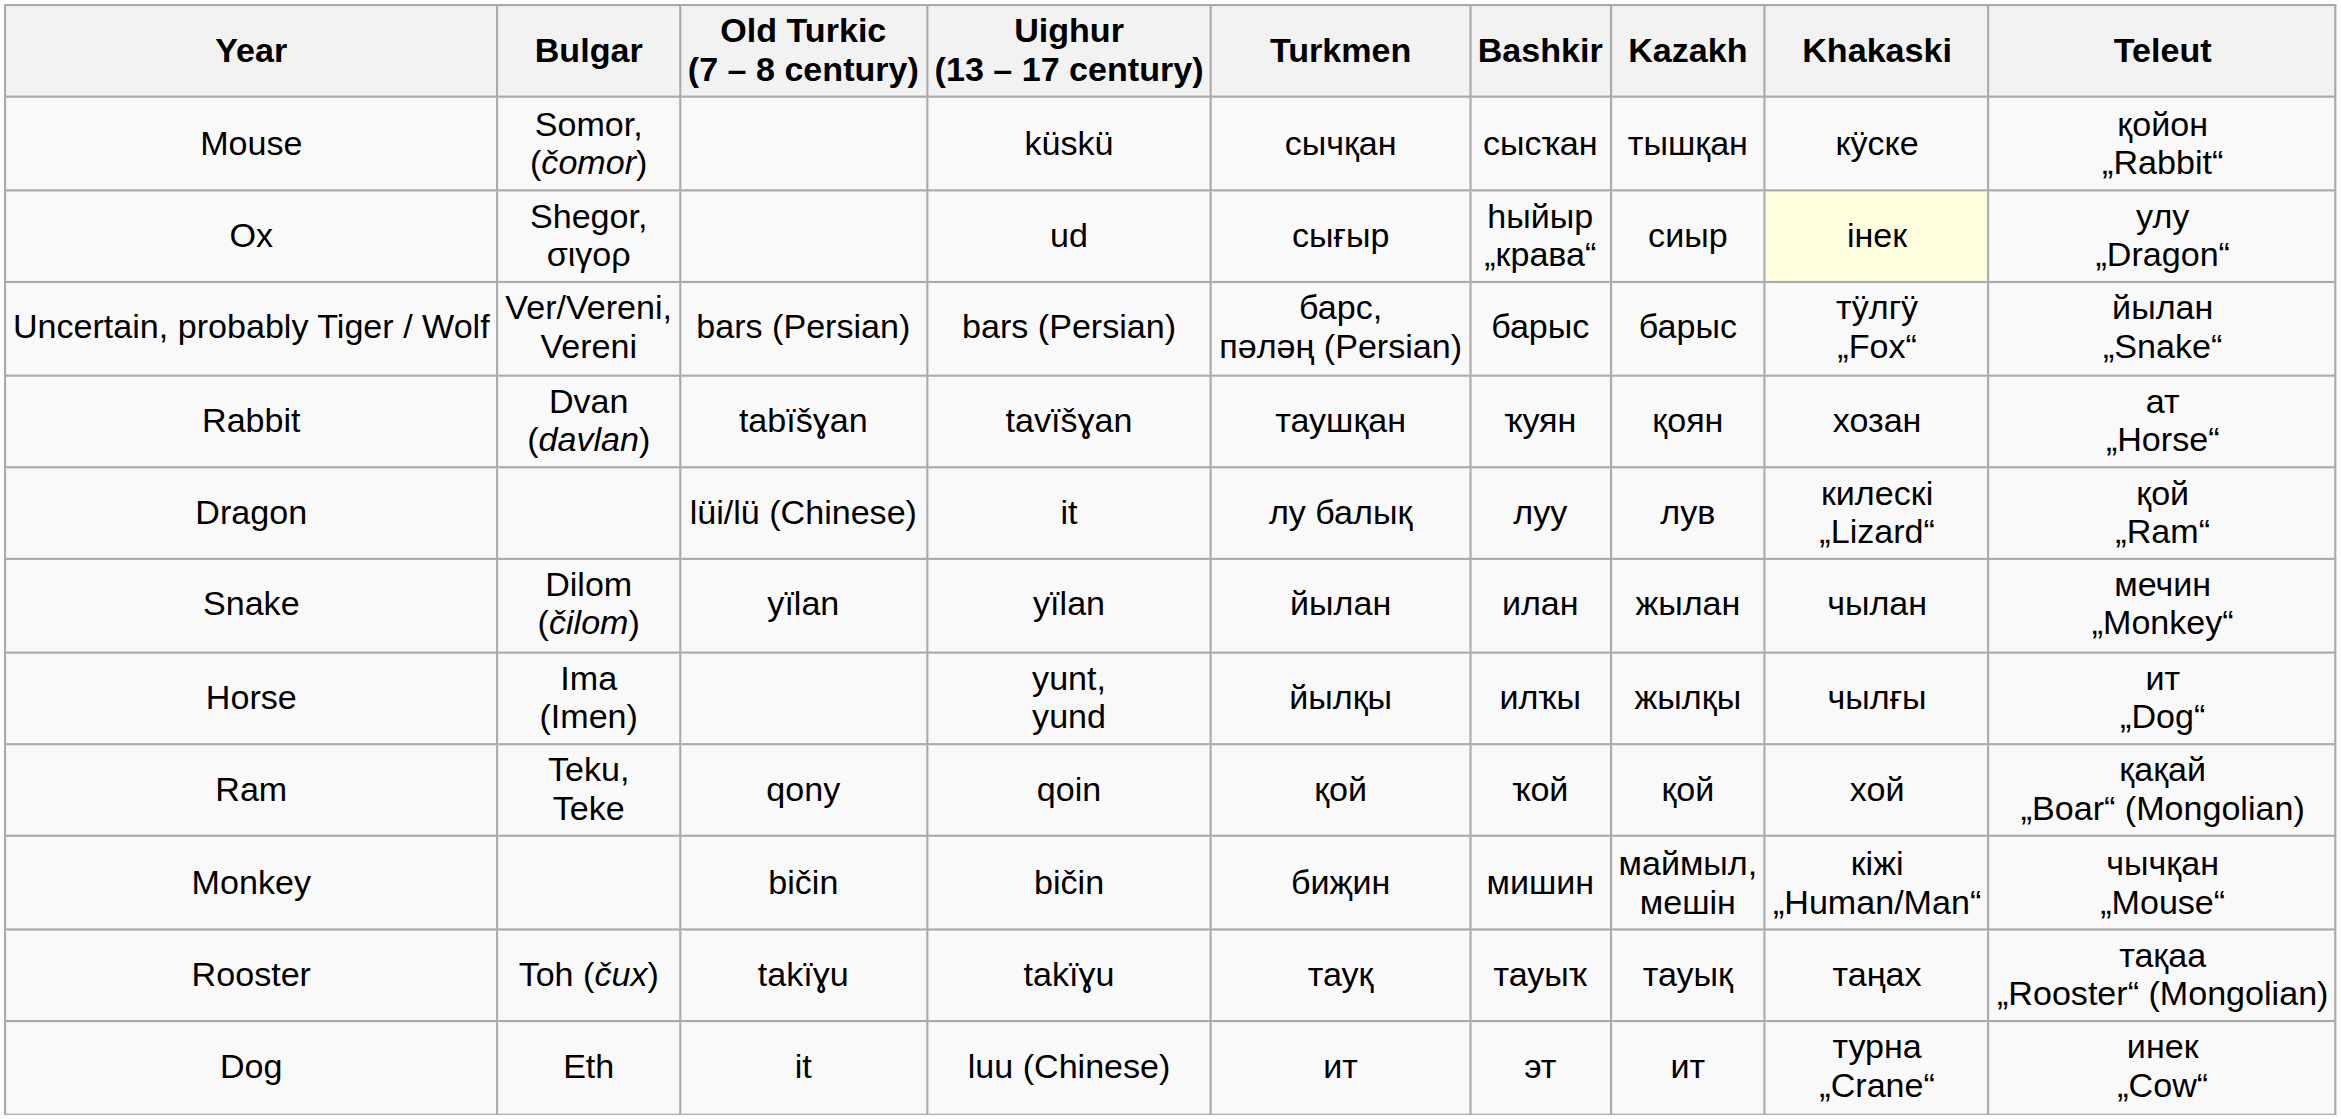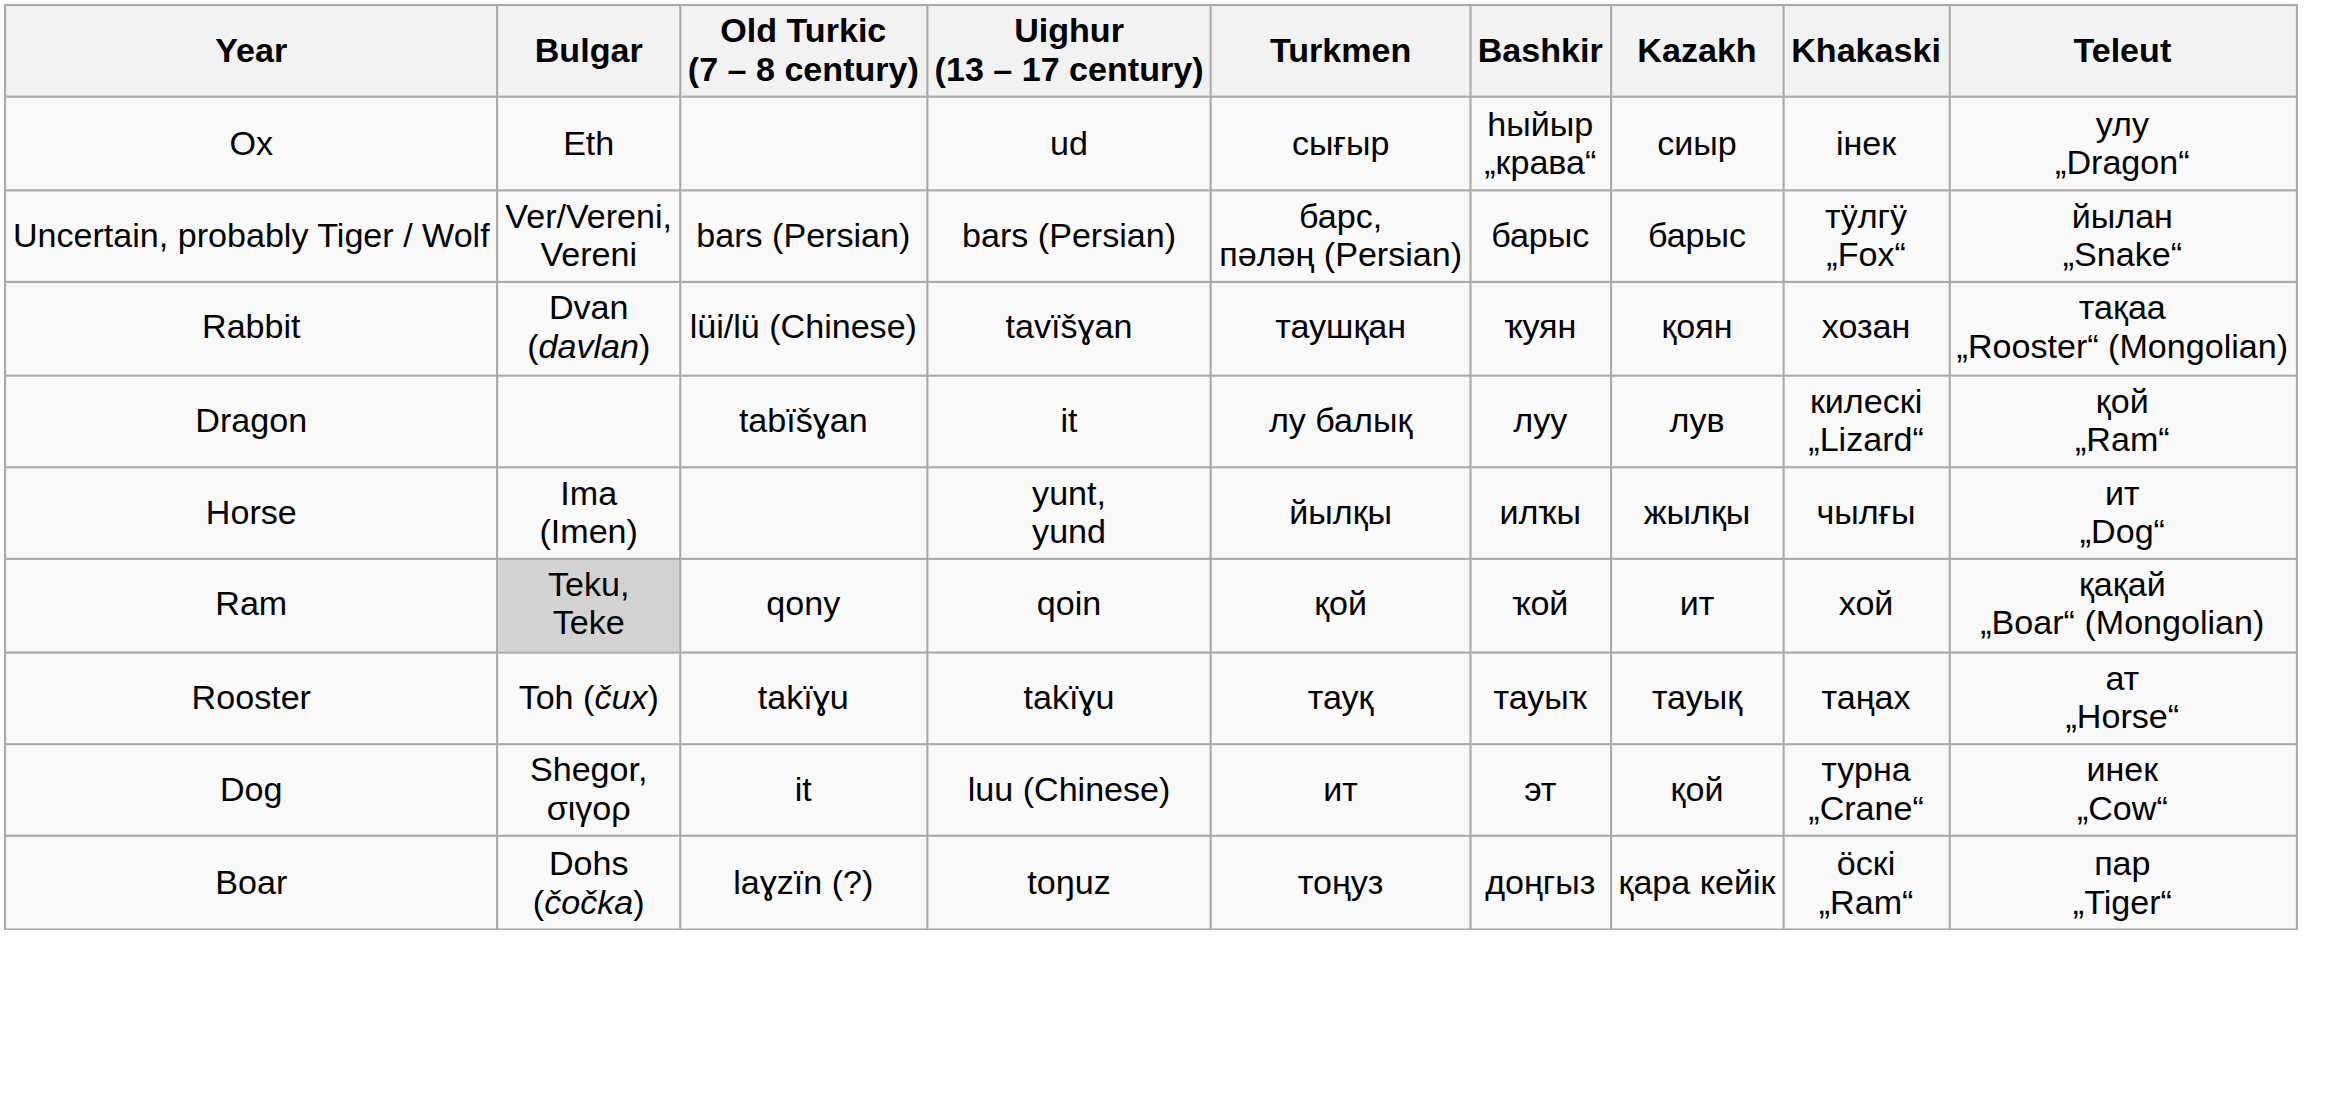- row: (251, 143)
(589, 235) Shegor, σιγορ -> (589, 143) Eth
(1877, 235) lightyellow background -> (1866, 143) no background
(803, 420) tabïšɣan -> (803, 327) lüi/lü (Chinese)
(2163, 420) ат „Horse“ -> (2122, 327) тақаа „Rooster“ (Mongolian)
(803, 512) lüi/lü (Chinese) -> (803, 420) tabïšɣan
- row: (251, 605)
(589, 789) no background -> (589, 605) lightgrey background
(1688, 789) қой -> (1697, 605) ит
- row: (251, 882)
(2163, 974) тақаа „Rooster“ (Mongolian) -> (2122, 697) ат „Horse“
(589, 1066) Eth -> (589, 789) Shegor, σιγορ
(1688, 1066) ит -> (1697, 789) қой
+ row: (251, 882)
